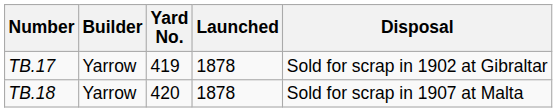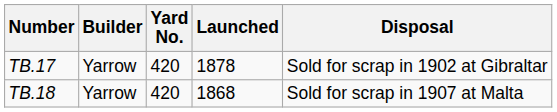(165, 65) 419 -> (165, 65) 420
(216, 93) 1878 -> (216, 93) 1868
